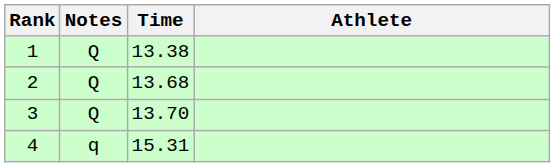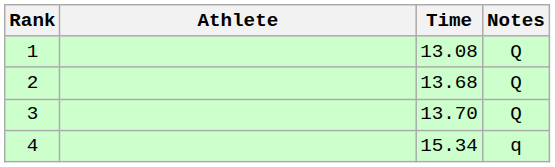columns swapped: (372, 20) <-> (94, 20)
(160, 52) 13.38 -> (449, 52) 13.08
(160, 146) 15.31 -> (449, 146) 15.34
